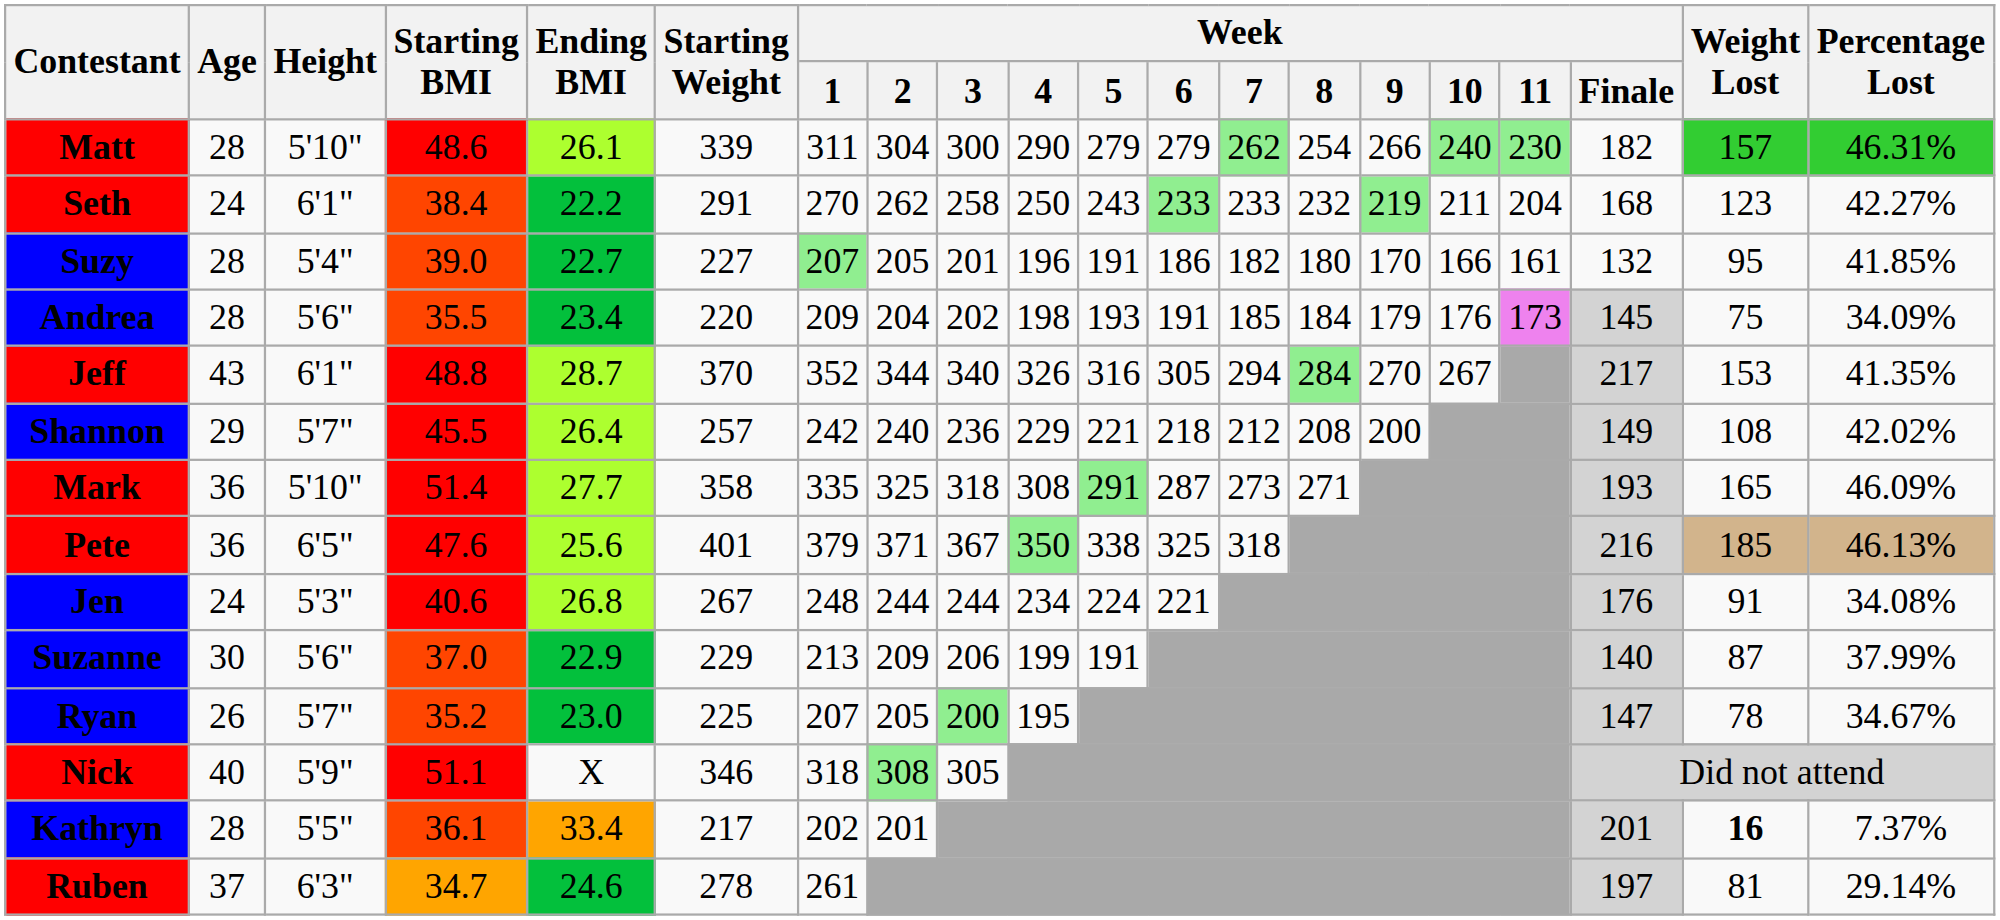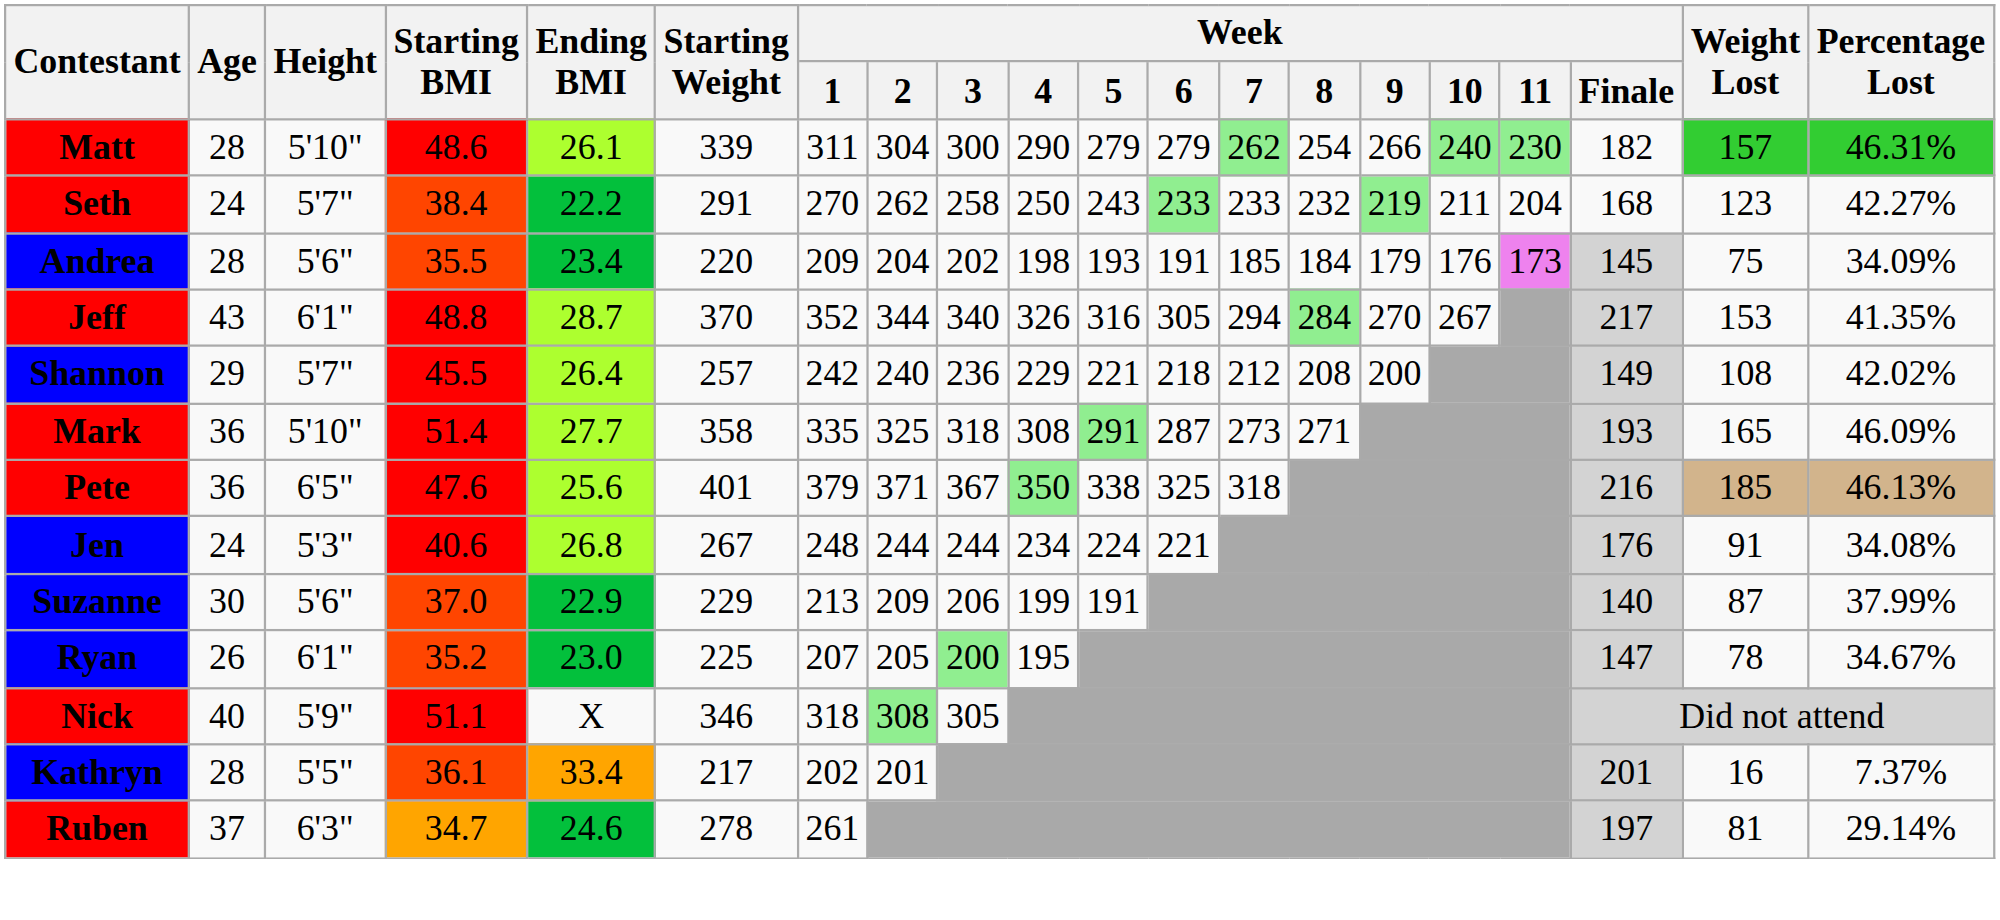(325, 203) 6'1" -> (325, 203) 5'7"
- row: (97, 260)
(325, 714) 5'7" -> (325, 658) 6'1"
(1745, 828) bold -> (1745, 771) normal
